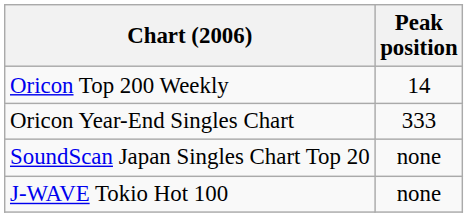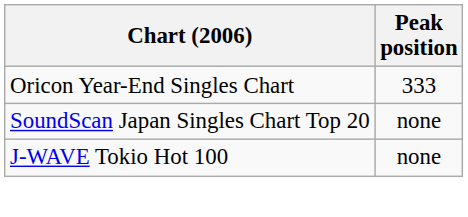- row: (119, 84)
